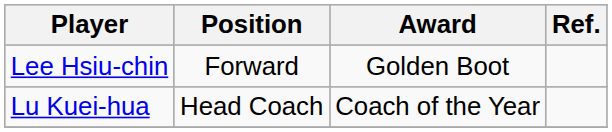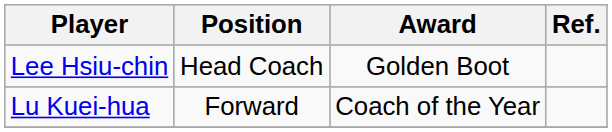(252, 65) Forward -> (252, 65) Head Coach
(252, 106) Head Coach -> (252, 106) Forward
